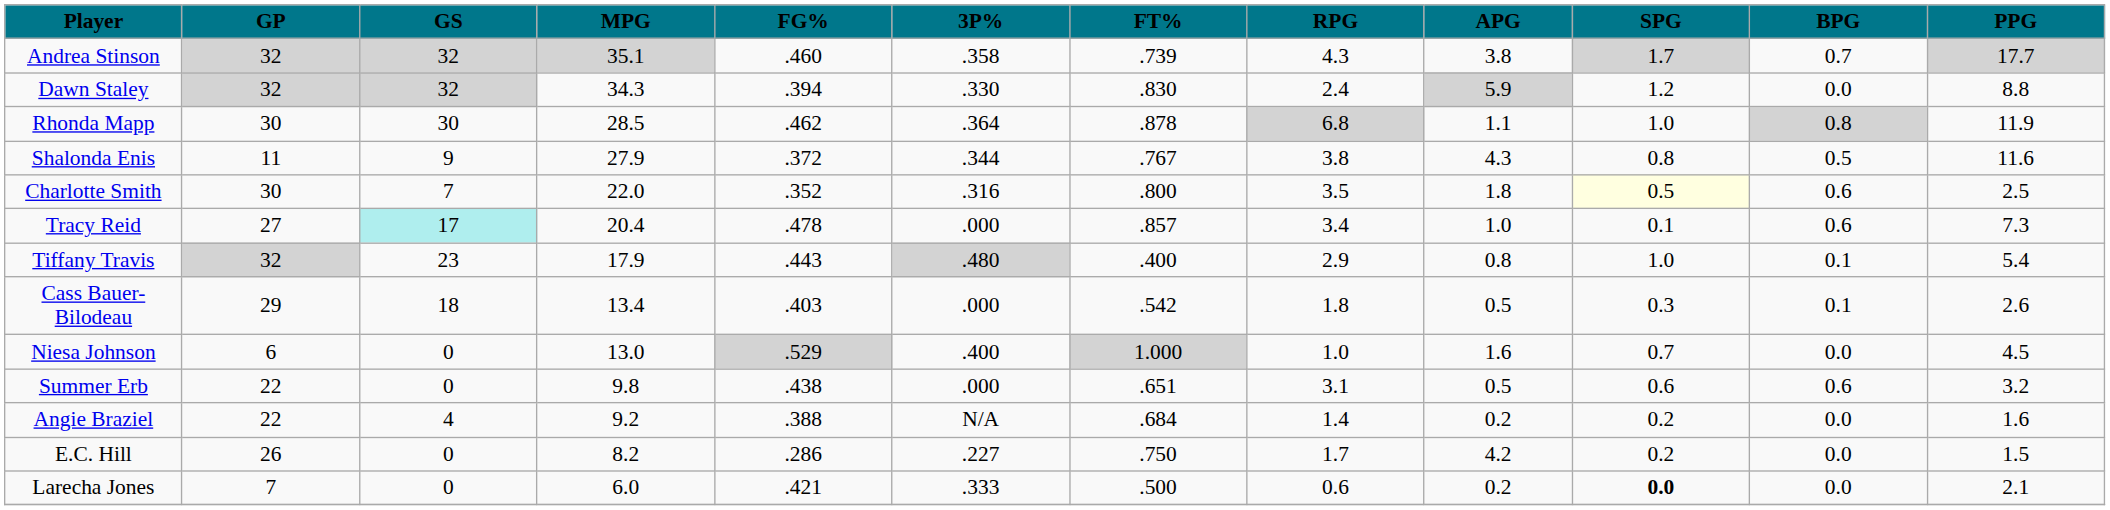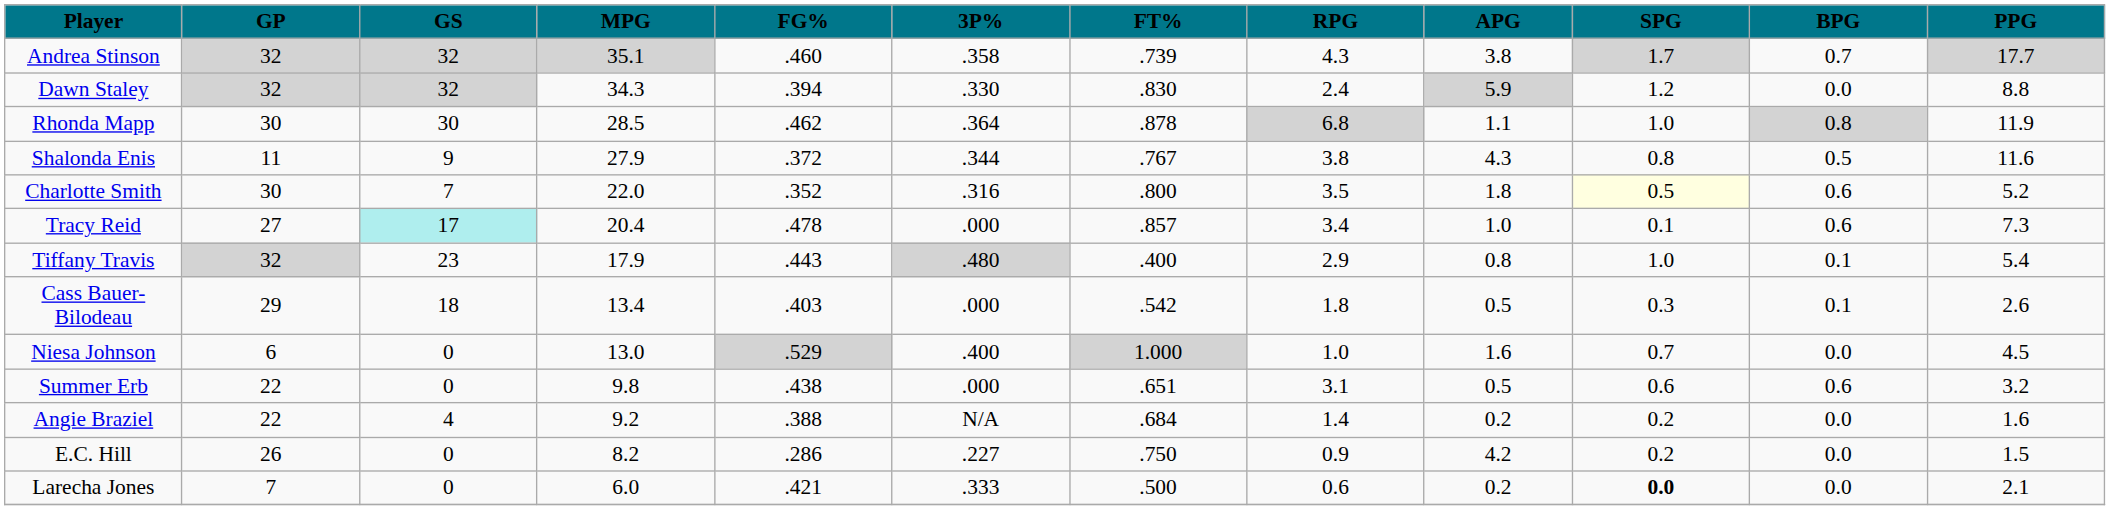(2016, 191) 2.5 -> (2016, 191) 5.2
(1335, 453) 1.7 -> (1335, 453) 0.9
